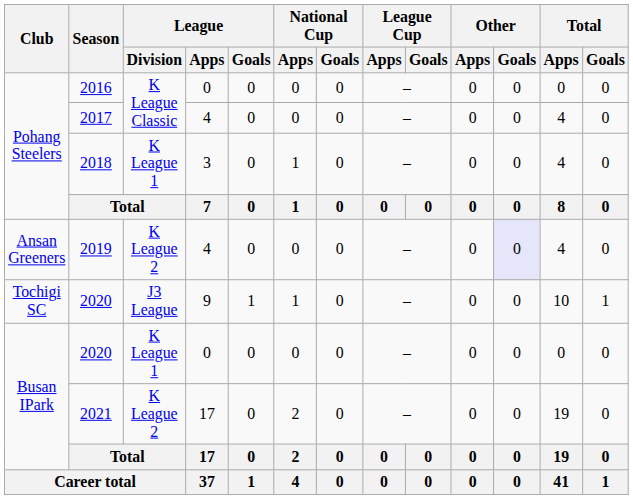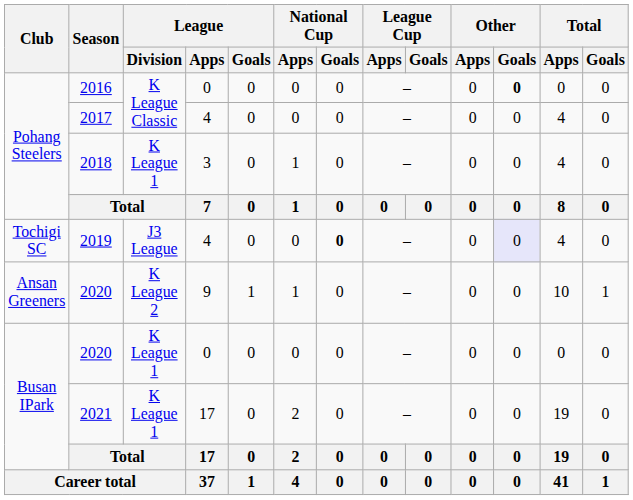(517, 87) normal -> (517, 87) bold
(37, 249) Ansan Greeners -> (37, 240) Tochigi SC
(154, 249) K League 2 -> (154, 240) J3 League
(340, 249) normal -> (340, 240) bold
(37, 301) Tochigi SC -> (37, 292) Ansan Greeners
(154, 301) J3 League -> (154, 292) K League 2
(154, 414) K League 2 -> (154, 414) K League 1
